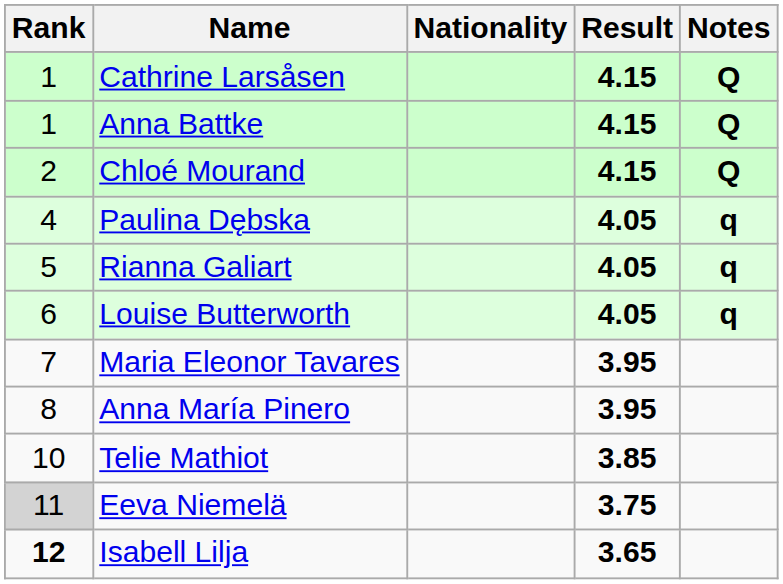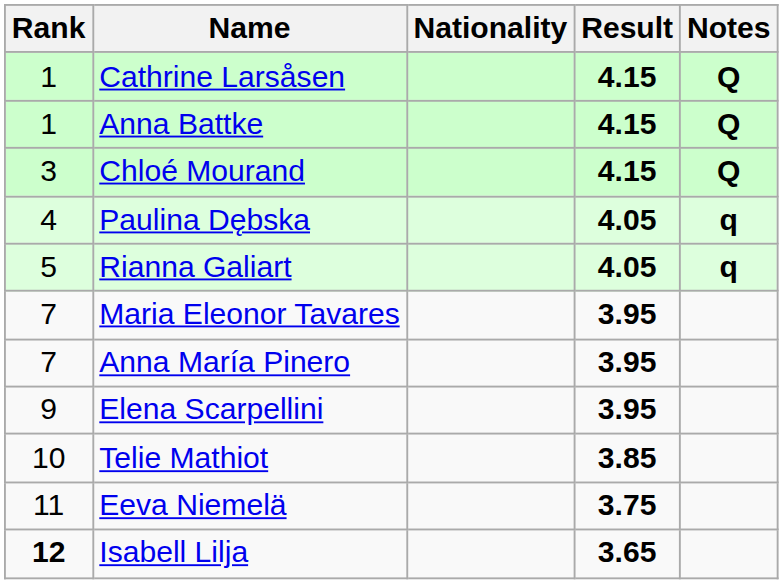(49, 171) 2 -> (49, 171) 3
- row: (225, 314)
(49, 409) 8 -> (49, 362) 7
+ row: (211, 409)
(49, 505) lightgrey background -> (49, 505) no background
